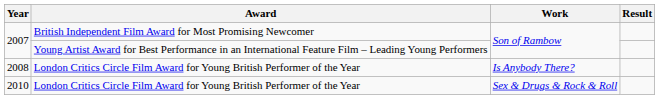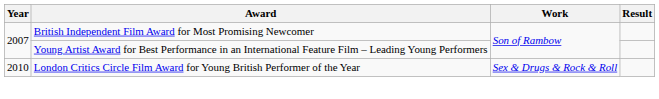- row: (18, 67)
